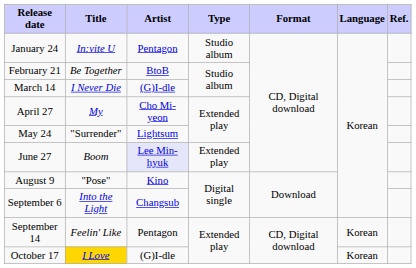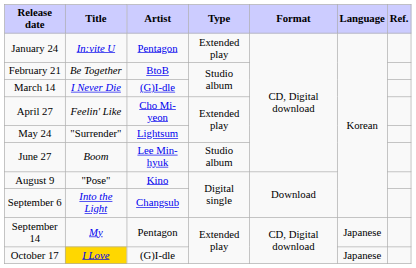(219, 48) Studio album -> (219, 48) Extended play
(96, 111) My -> (96, 111) Feelin' Like
(158, 157) lavender background -> (158, 157) no background
(219, 157) Extended play -> (219, 157) Studio album
(96, 232) Feelin' Like -> (96, 232) My
(362, 232) Korean -> (362, 232) Japanese
(362, 255) Korean -> (362, 255) Japanese
